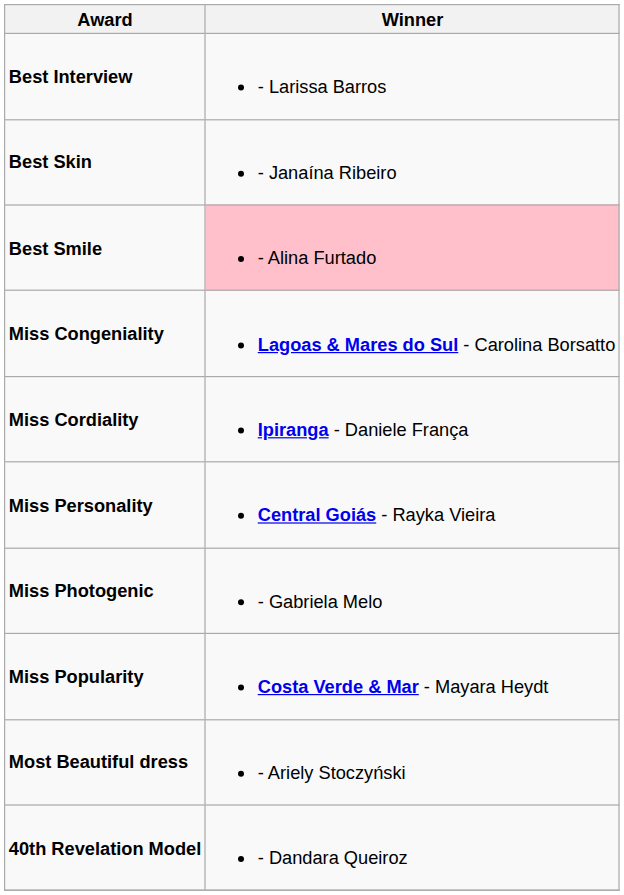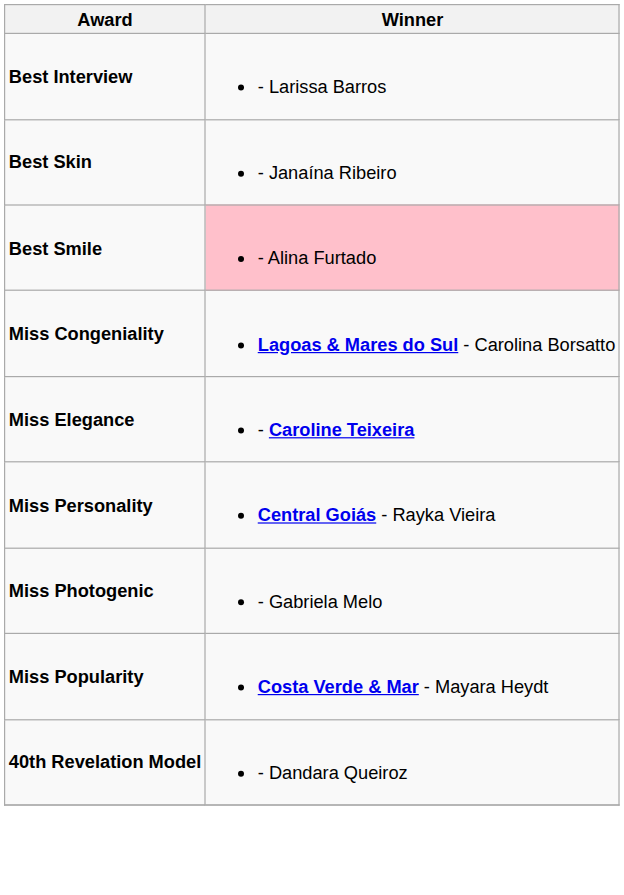- row: (74, 419)
+ row: (72, 419)
- row: (98, 762)
